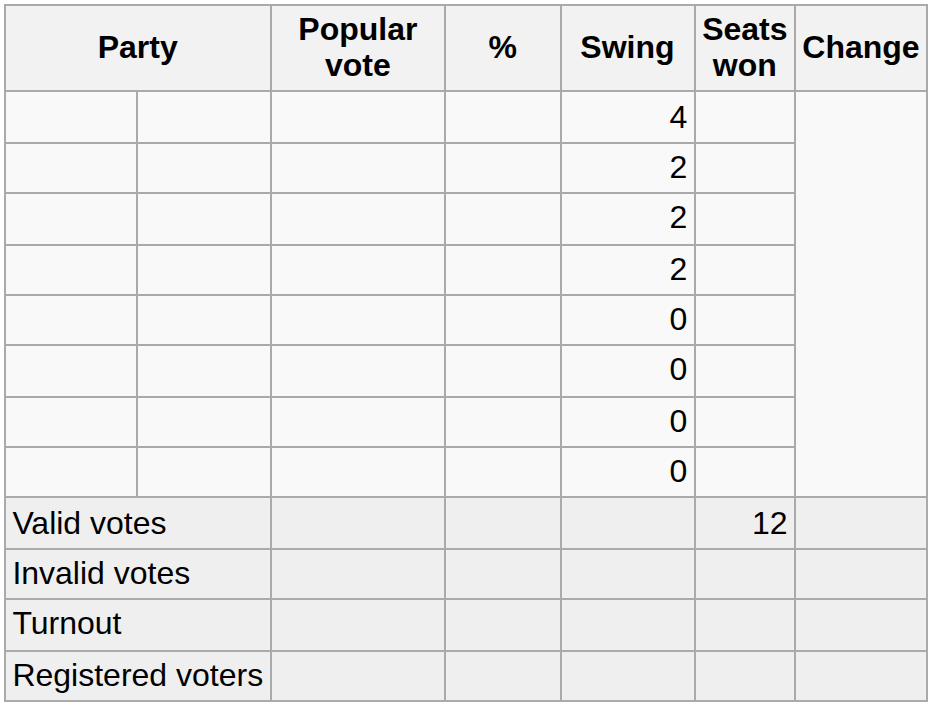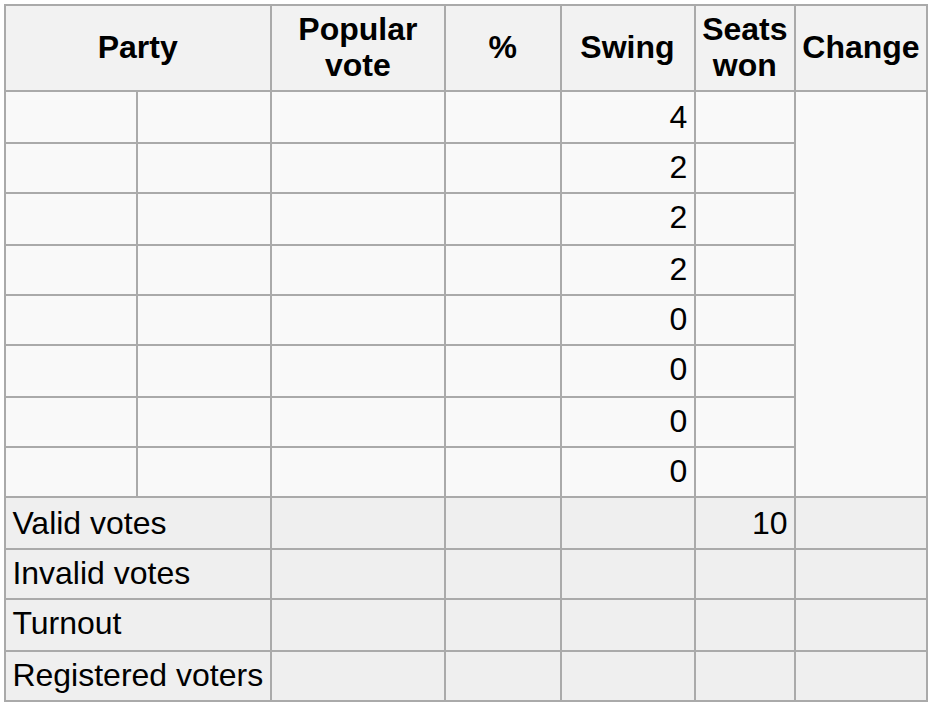(770, 522) 12 -> (770, 522) 10
